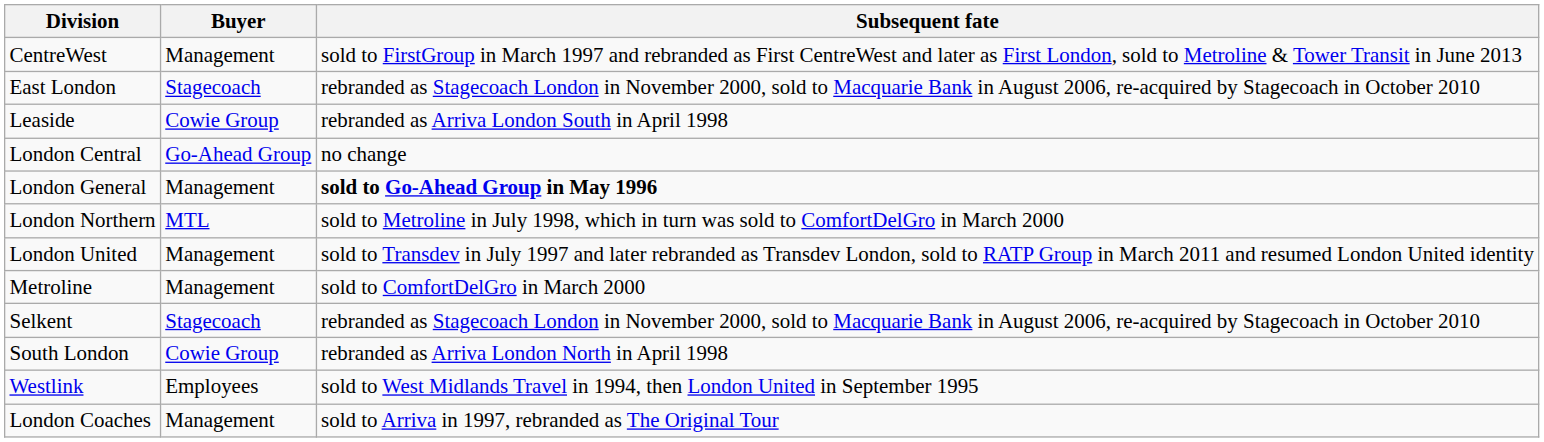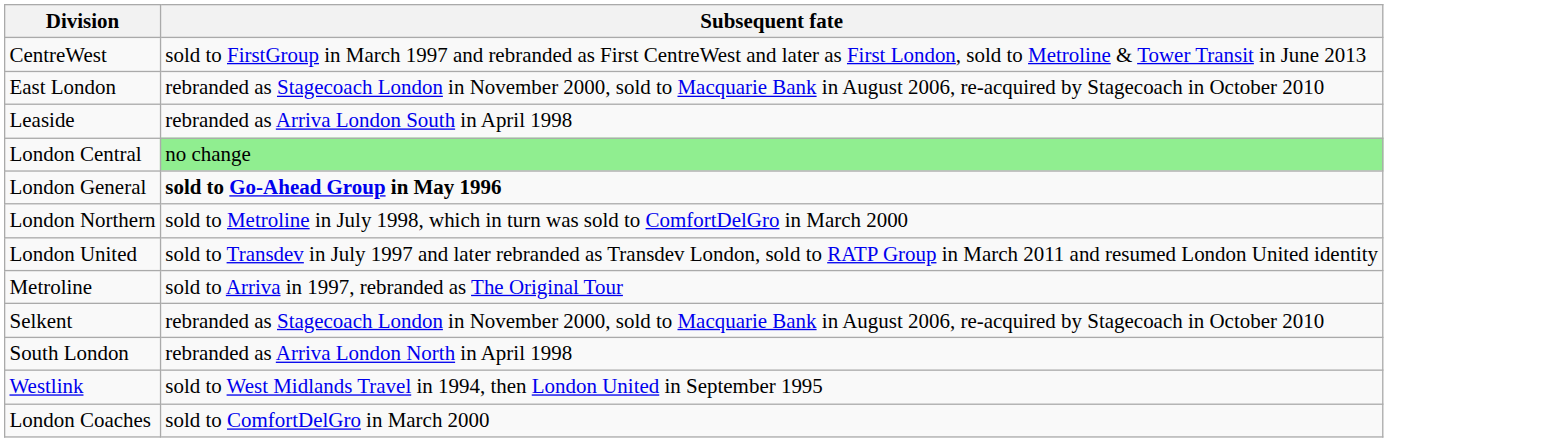- column: (238, 21)
(364, 154) no background -> (208, 154) lightgreen background
(483, 287) sold to ComfortDelGro in March 2000 -> (394, 287) sold to Arriva in 1997, rebranded as The Original Tour
(550, 420) sold to Arriva in 1997, rebranded as The Original Tour -> (327, 420) sold to ComfortDelGro in March 2000
